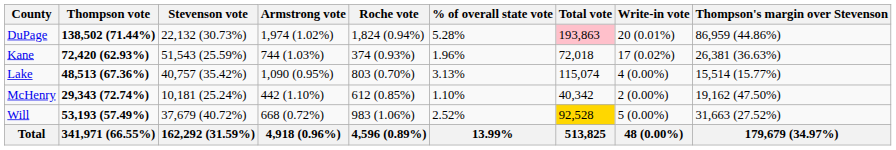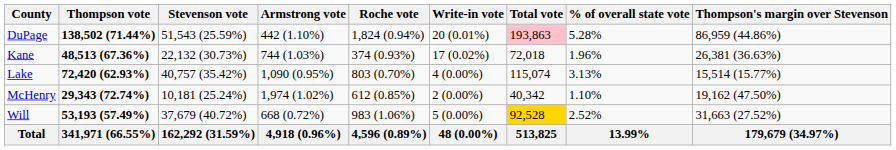columns swapped: (654, 14) <-> (493, 14)
(204, 34) 22,132 (30.73%) -> (204, 34) 51,543 (25.59%)
(297, 34) 1,974 (1.02%) -> (292, 34) 442 (1.10%)
(105, 54) 72,420 (62.93%) -> (105, 54) 48,513 (67.36%)
(204, 54) 51,543 (25.59%) -> (204, 54) 22,132 (30.73%)
(105, 74) 48,513 (67.36%) -> (105, 74) 72,420 (62.93%)
(292, 94) 442 (1.10%) -> (297, 94) 1,974 (1.02%)
